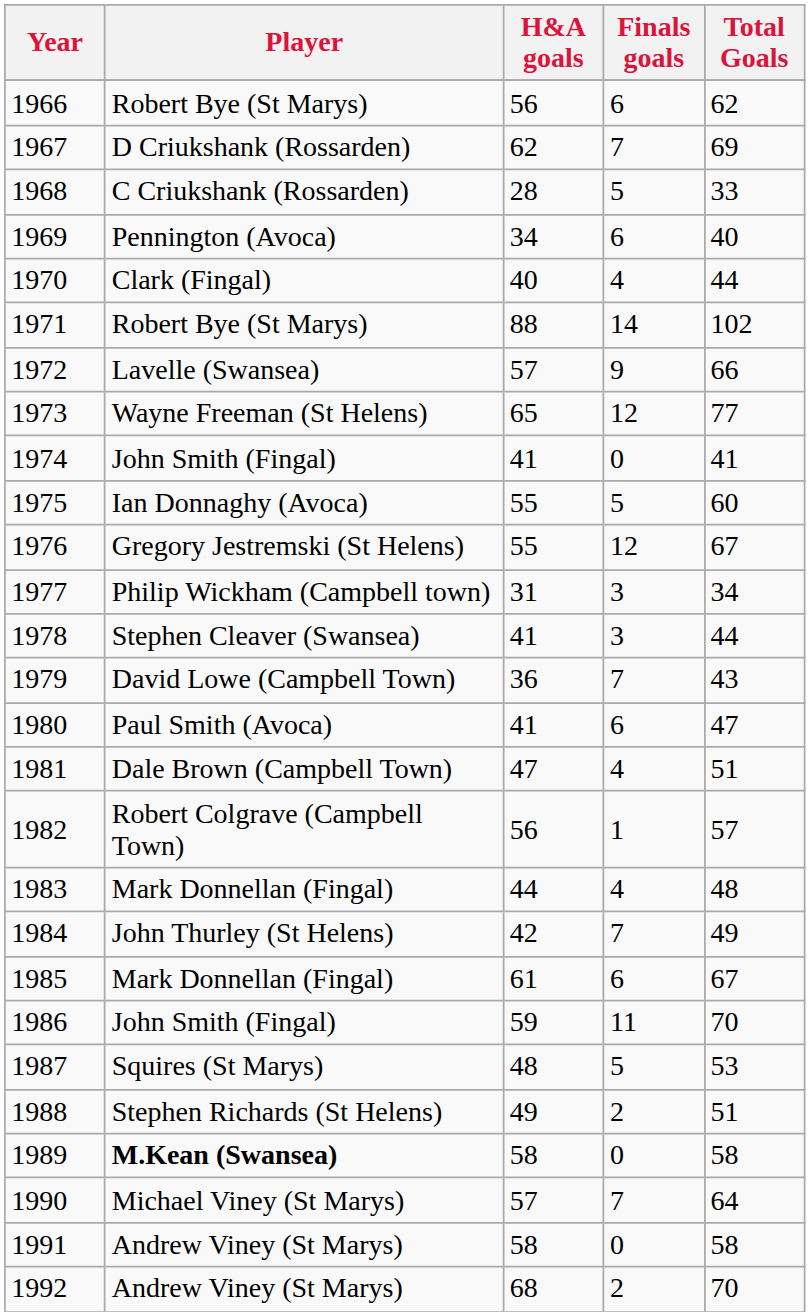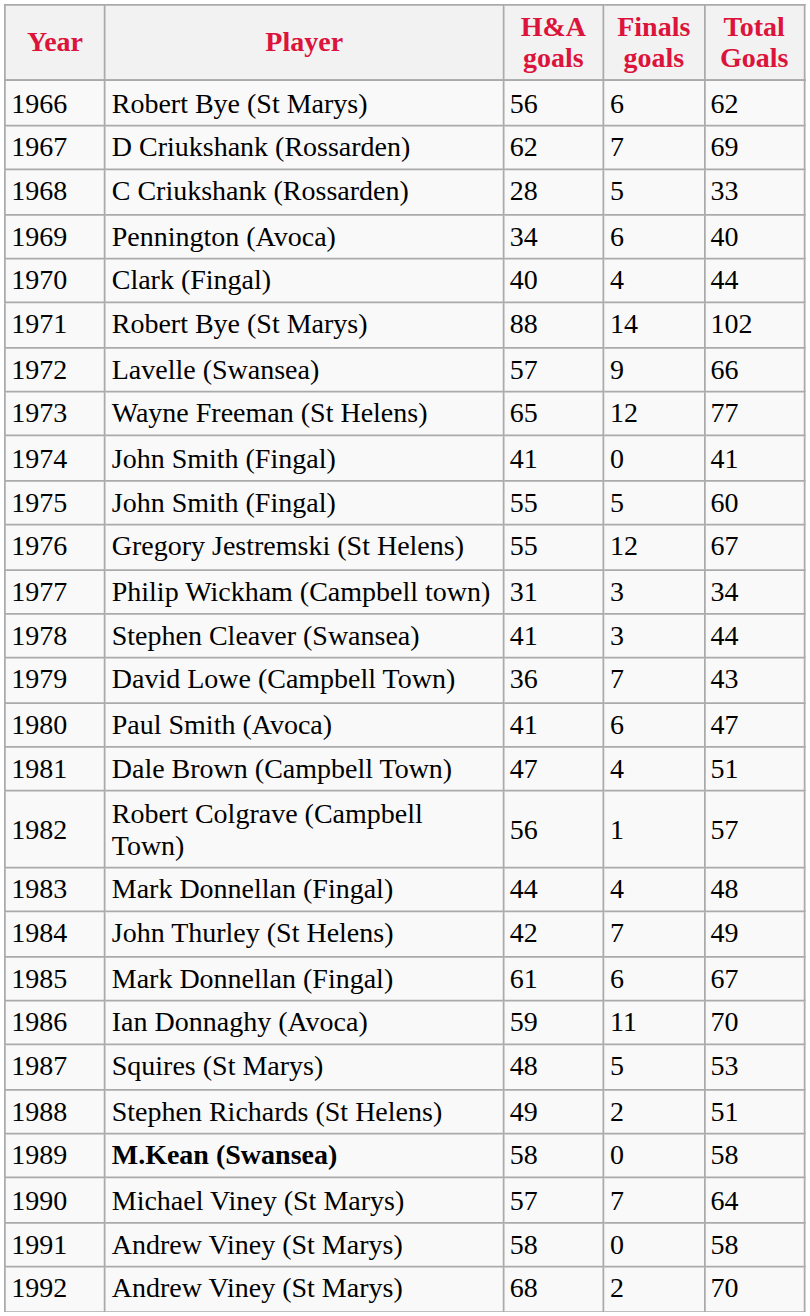(240, 502) Ian Donnaghy (Avoca) -> (224, 502) John Smith (Fingal)
(224, 1022) John Smith (Fingal) -> (240, 1022) Ian Donnaghy (Avoca)
